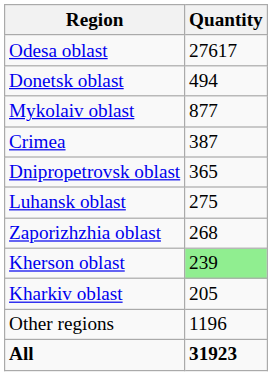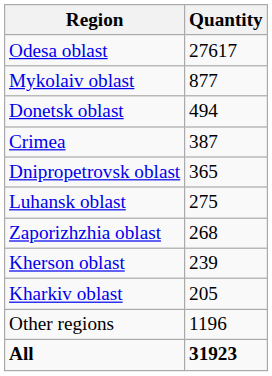rows swapped: (72, 111) <-> (66, 80)
(203, 263) lightgreen background -> (203, 263) no background
